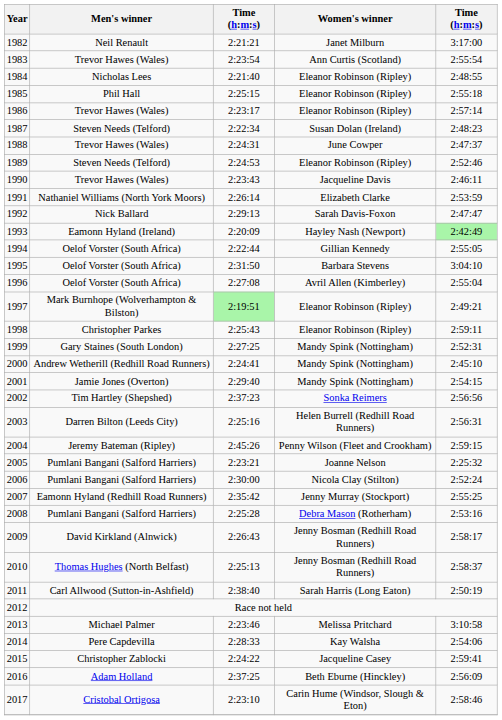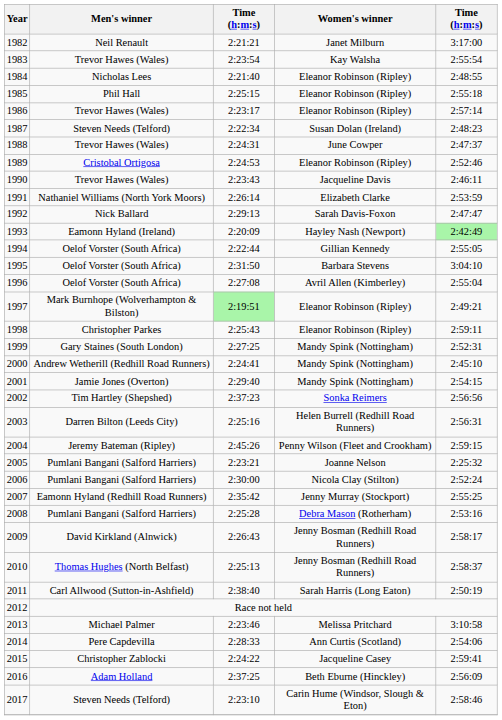(355, 59) Ann Curtis (Scotland) -> (355, 59) Kay Walsha
(122, 162) Steven Needs (Telford) -> (122, 162) Cristobal Ortigosa
(355, 642) Kay Walsha -> (355, 642) Ann Curtis (Scotland)
(122, 699) Cristobal Ortigosa -> (122, 699) Steven Needs (Telford)
